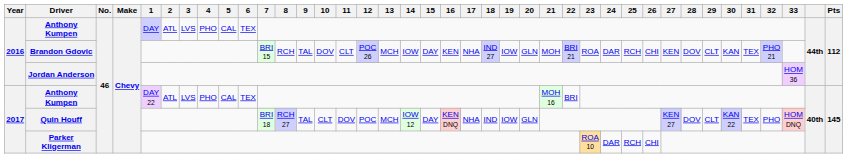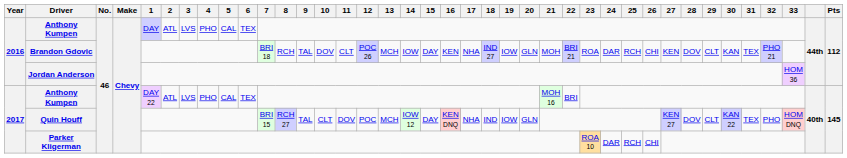(266, 51) BRI 15 -> (266, 51) BRI 18
(266, 119) BRI 18 -> (266, 119) BRI 15
